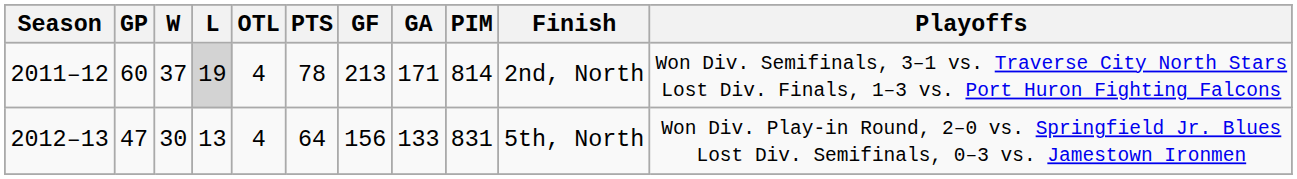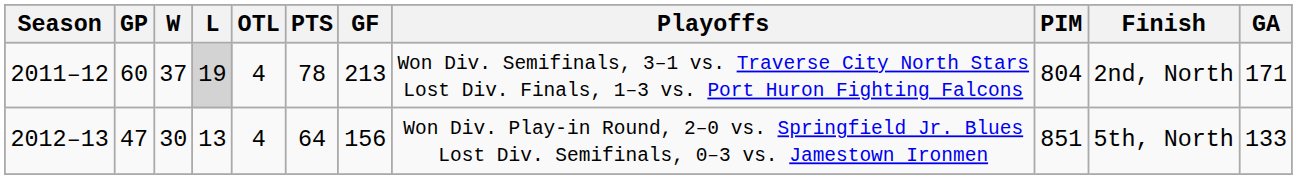columns swapped: (418, 24) <-> (971, 24)
(472, 76) 814 -> (1061, 76) 804
(472, 141) 831 -> (1061, 141) 851
